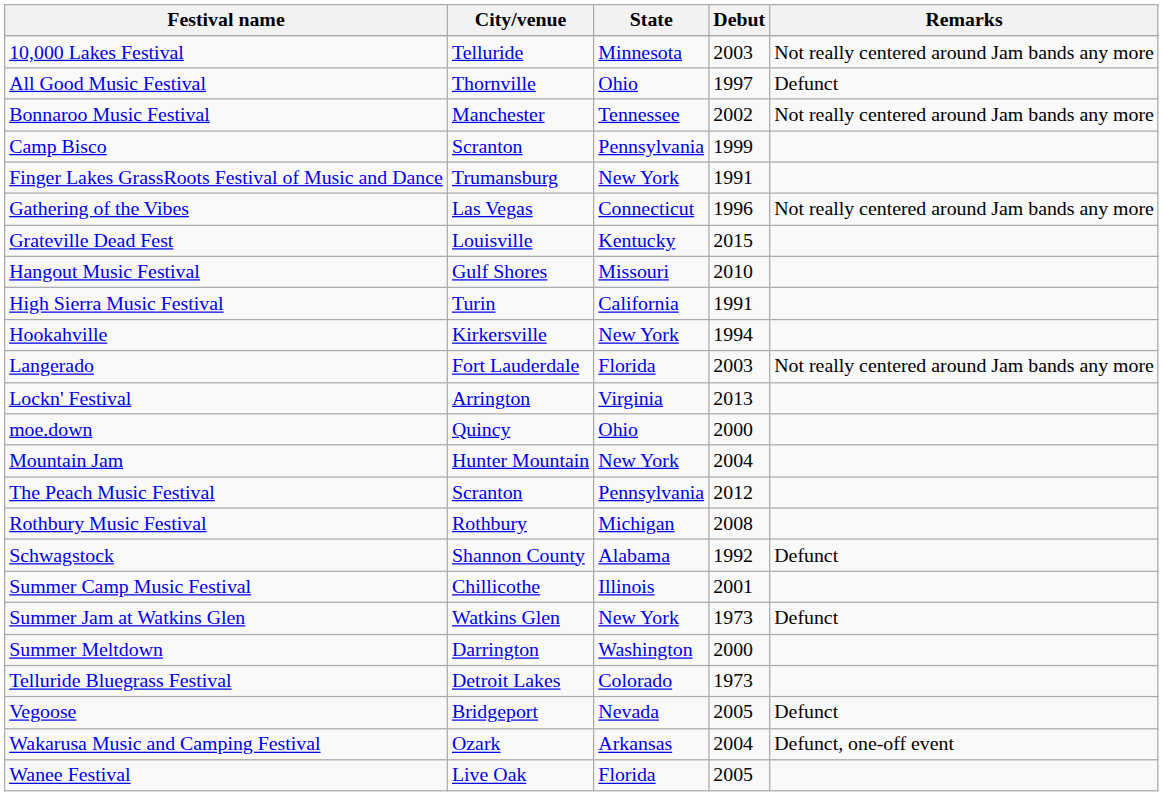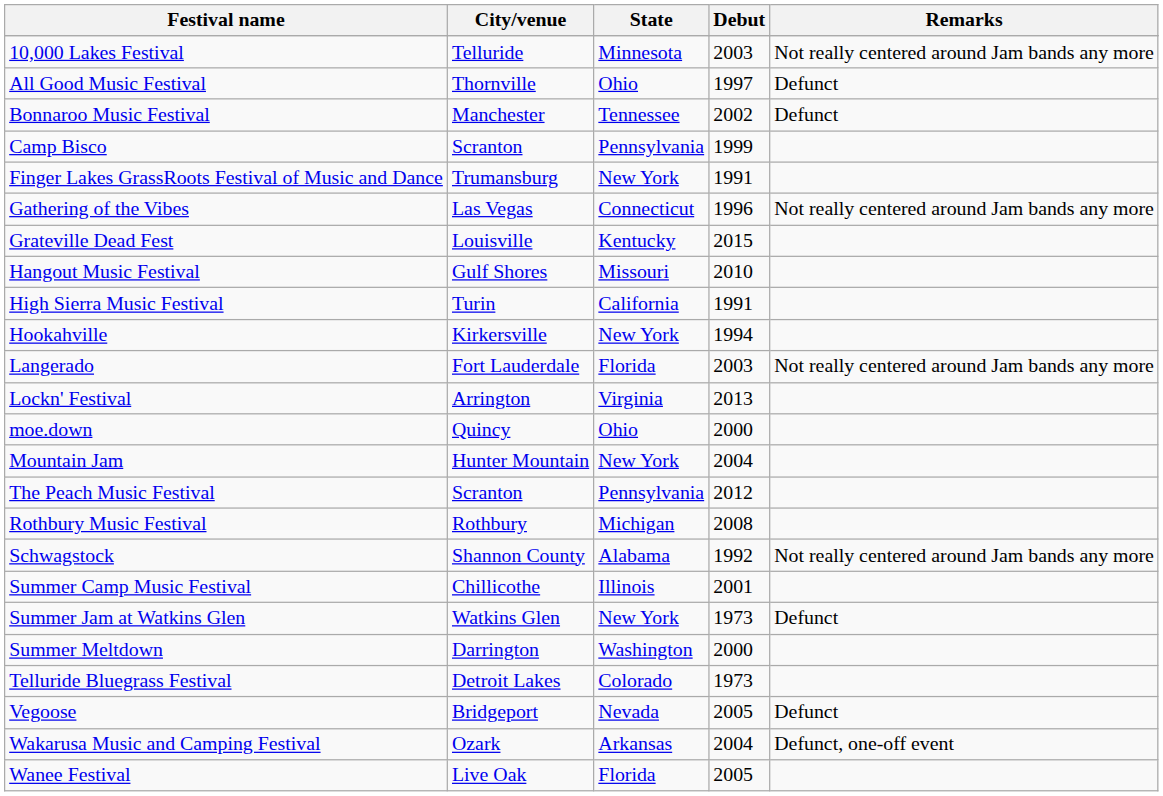(964, 114) Not really centered around Jam bands any more -> (806, 114) Defunct
(806, 555) Defunct -> (964, 555) Not really centered around Jam bands any more
